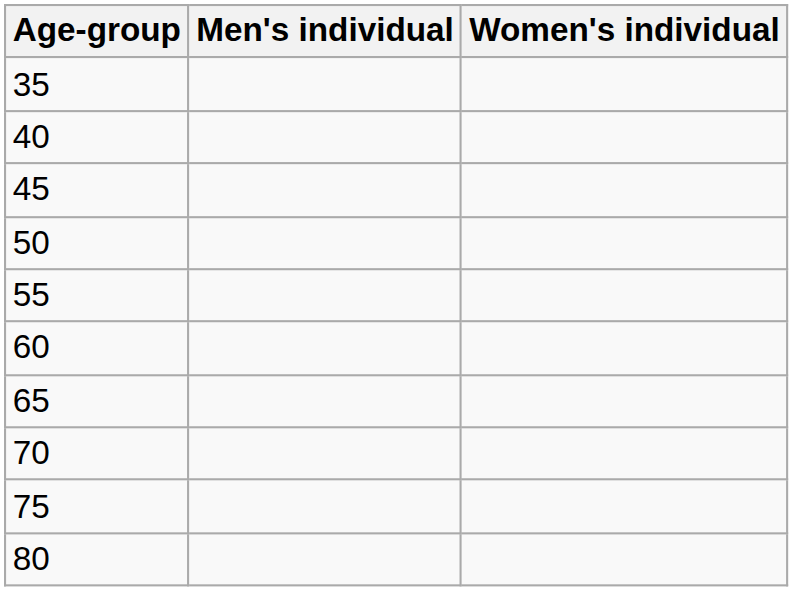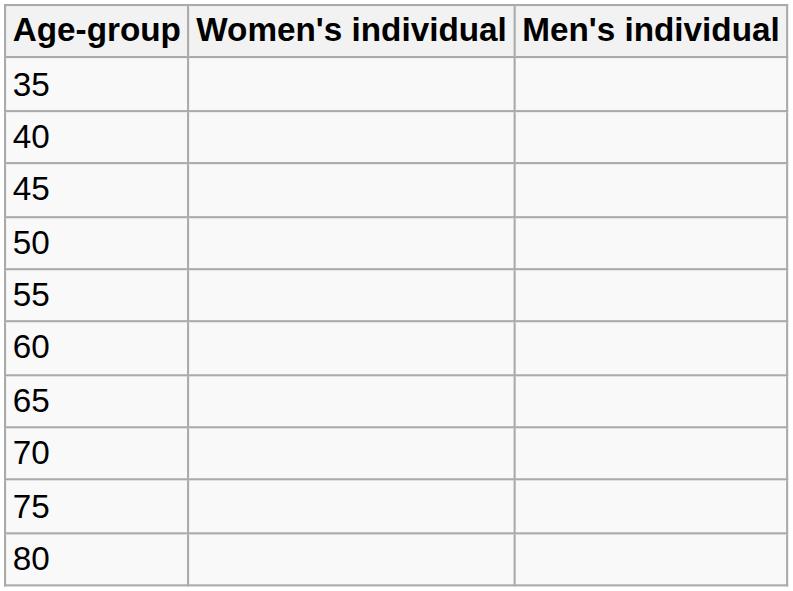columns swapped: (325, 30) <-> (624, 30)
